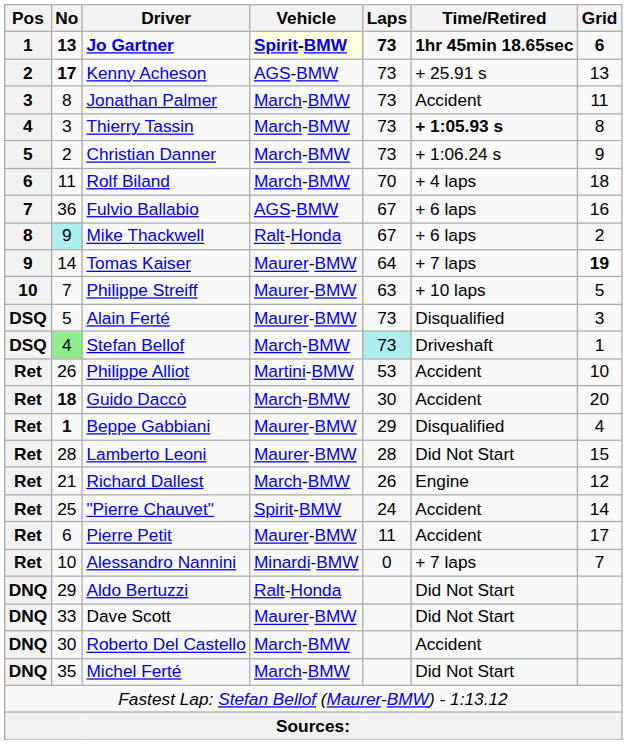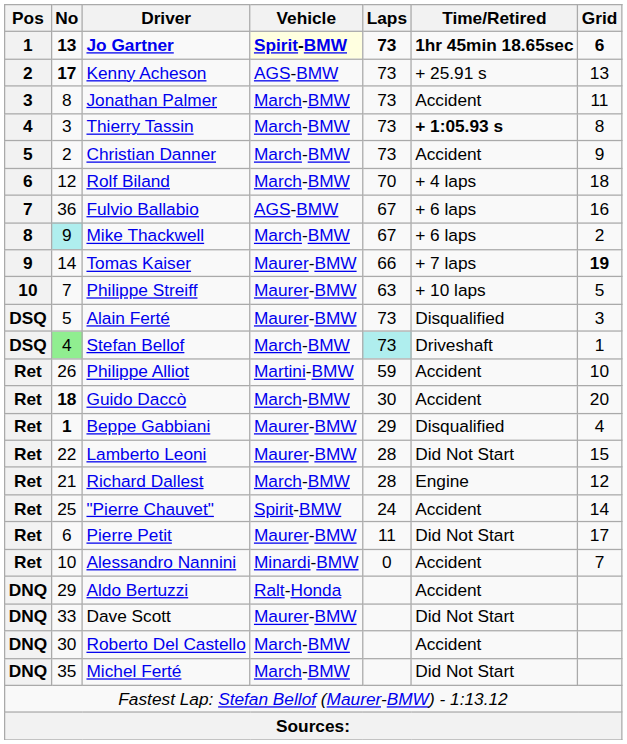(458, 154) + 1:06.24 s -> (448, 154) Accident
(67, 181) 11 -> (67, 181) 12
(298, 236) Ralt-Honda -> (302, 236) March-BMW
(387, 263) 64 -> (387, 263) 66
(387, 372) 53 -> (387, 372) 59
(67, 453) 28 -> (67, 453) 22
(387, 481) 26 -> (387, 481) 28
(448, 535) Accident -> (465, 535) Did Not Start
(446, 562) + 7 laps -> (448, 562) Accident
(465, 590) Did Not Start -> (448, 590) Accident
